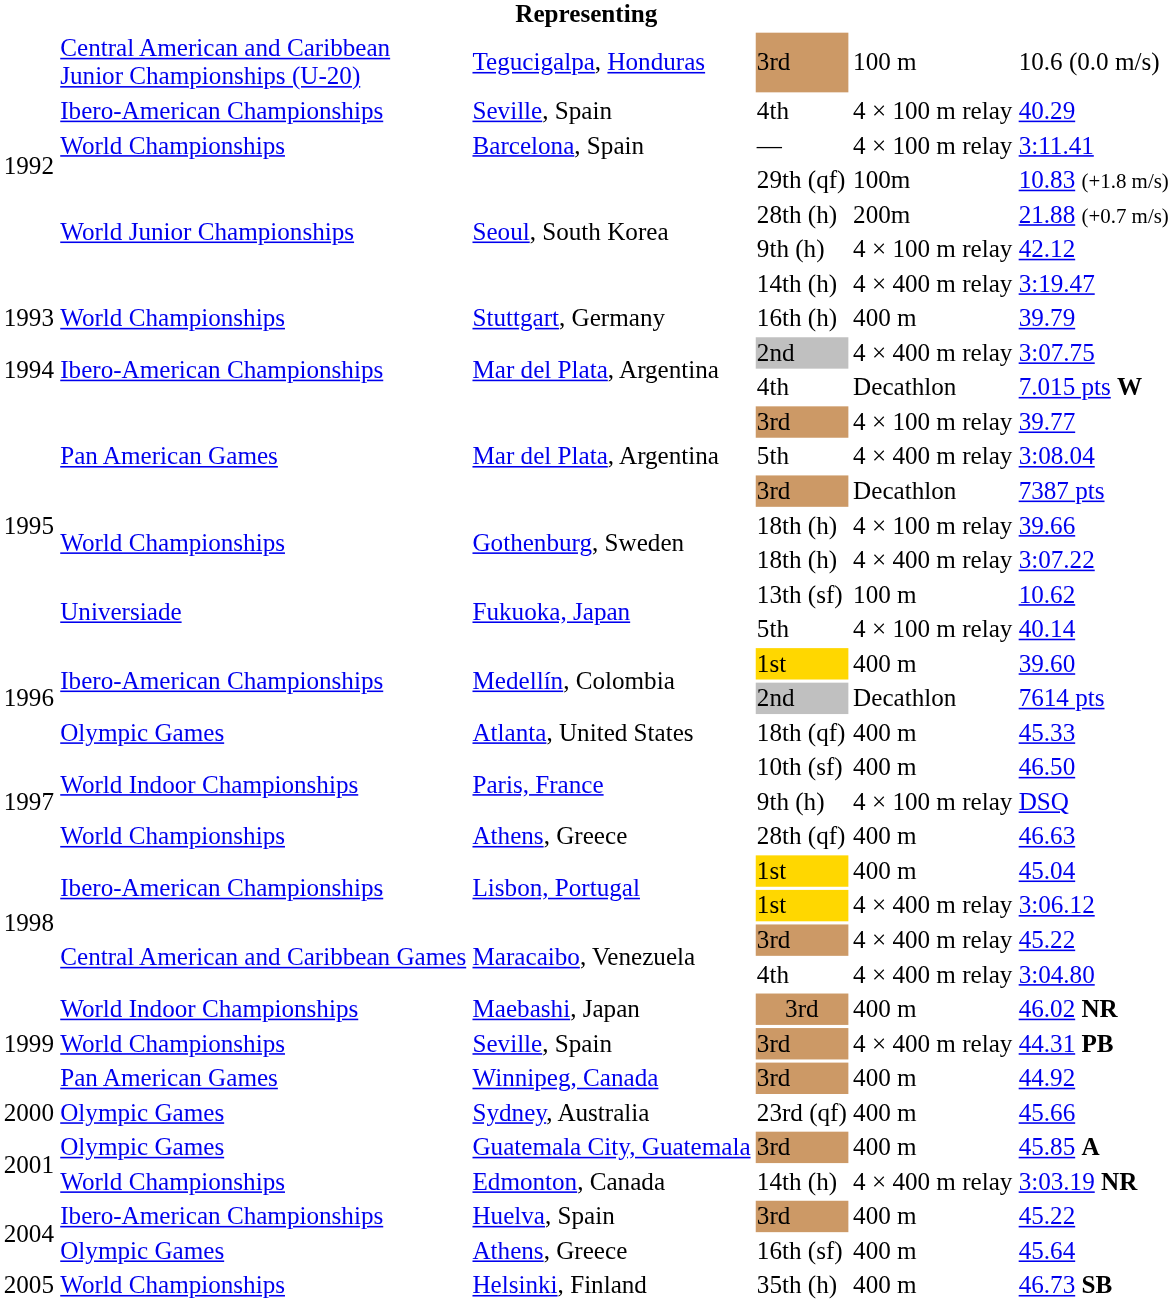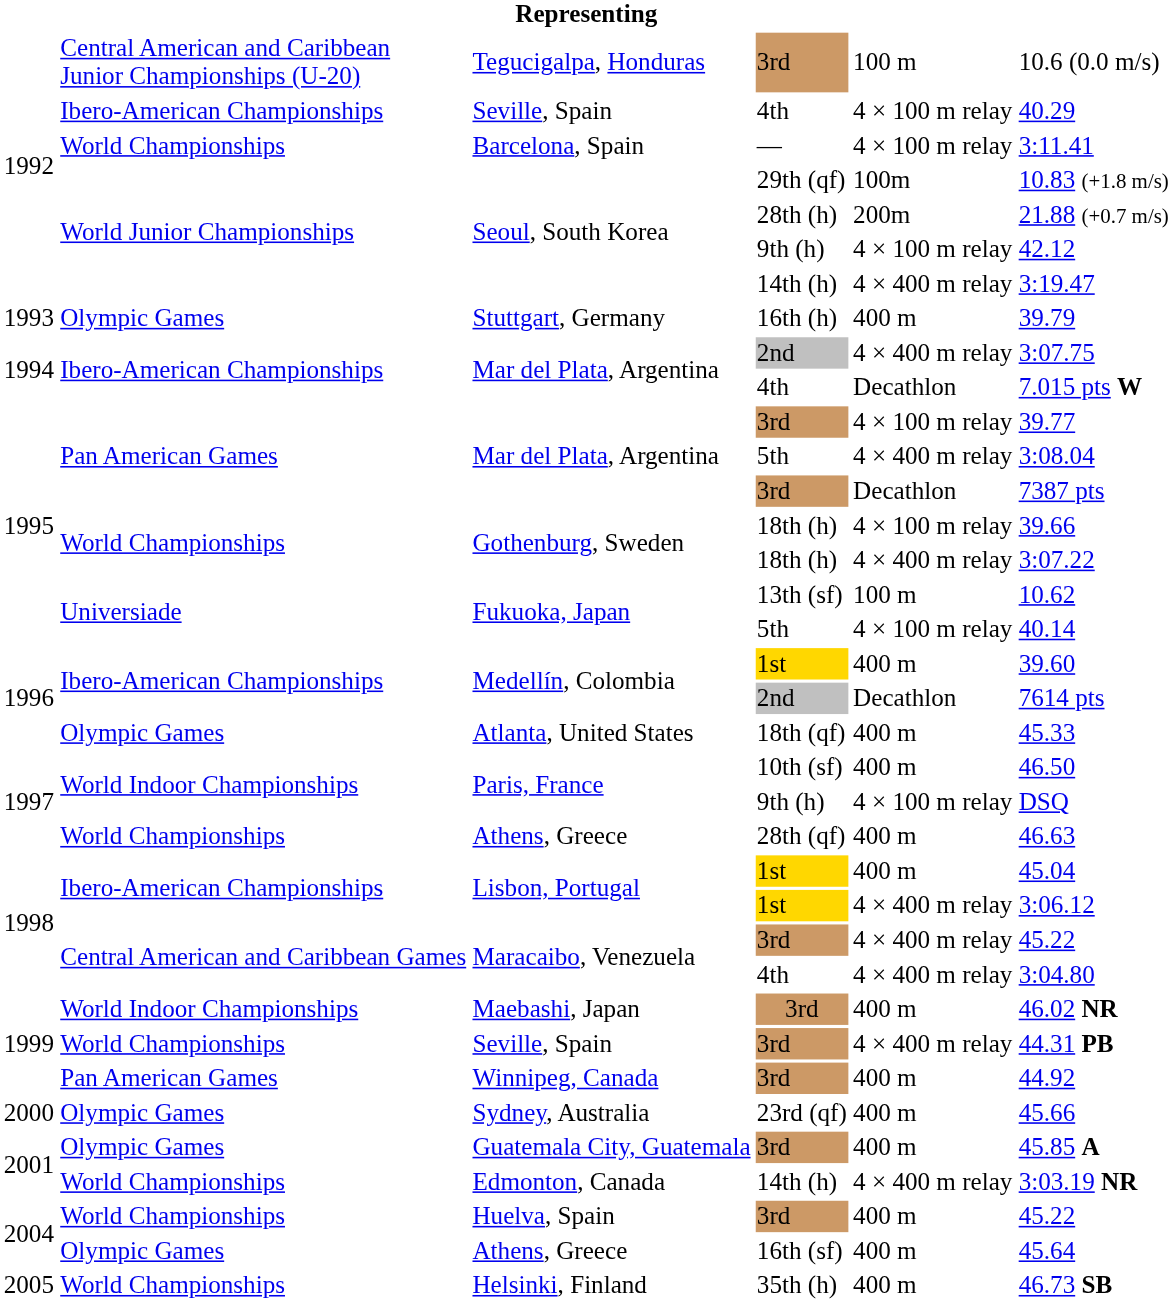(173, 318) World Championships -> (142, 318) Olympic Games
(222, 1216) Ibero-American Championships -> (173, 1216) World Championships
